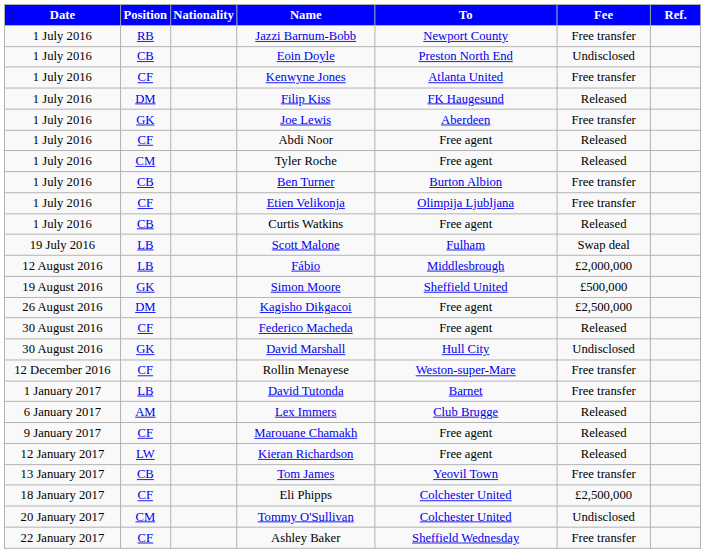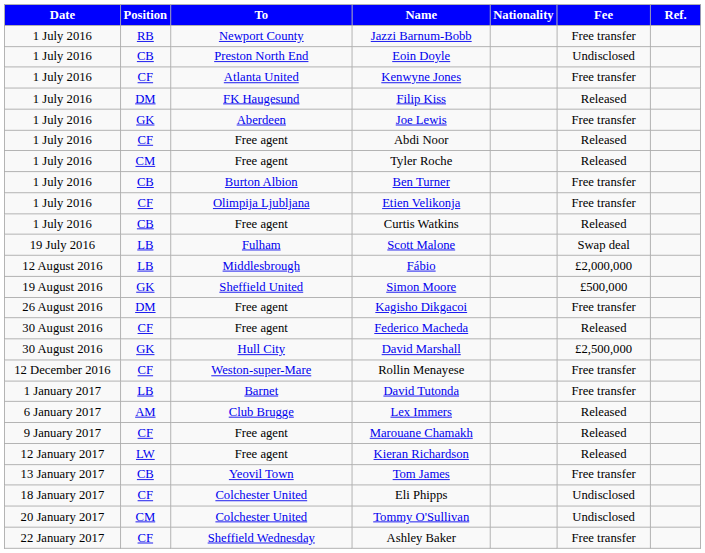columns swapped: (204, 15) <-> (466, 15)
(604, 307) £2,500,000 -> (604, 307) Free transfer
(604, 349) Undisclosed -> (604, 349) £2,500,000
(604, 496) £2,500,000 -> (604, 496) Undisclosed
